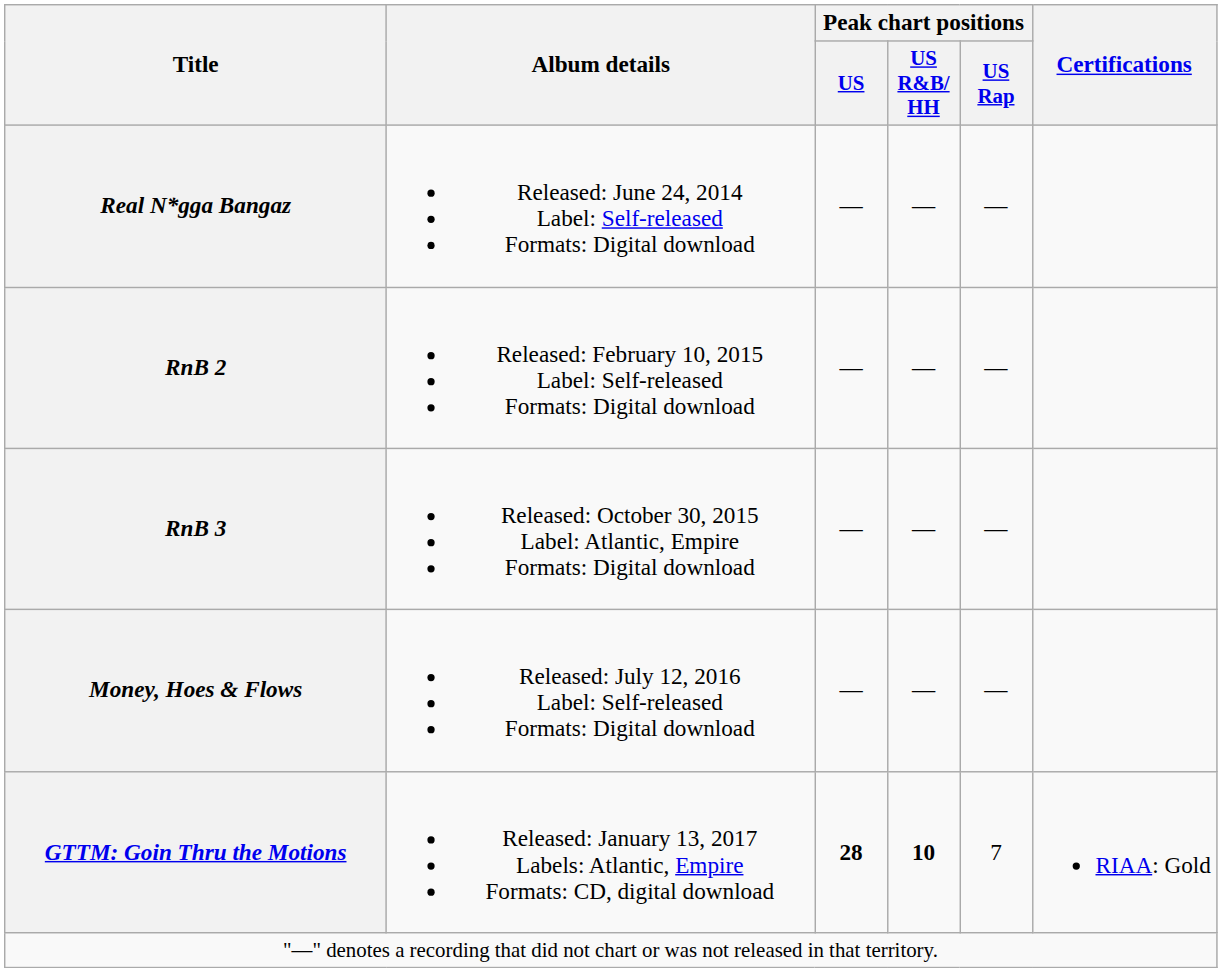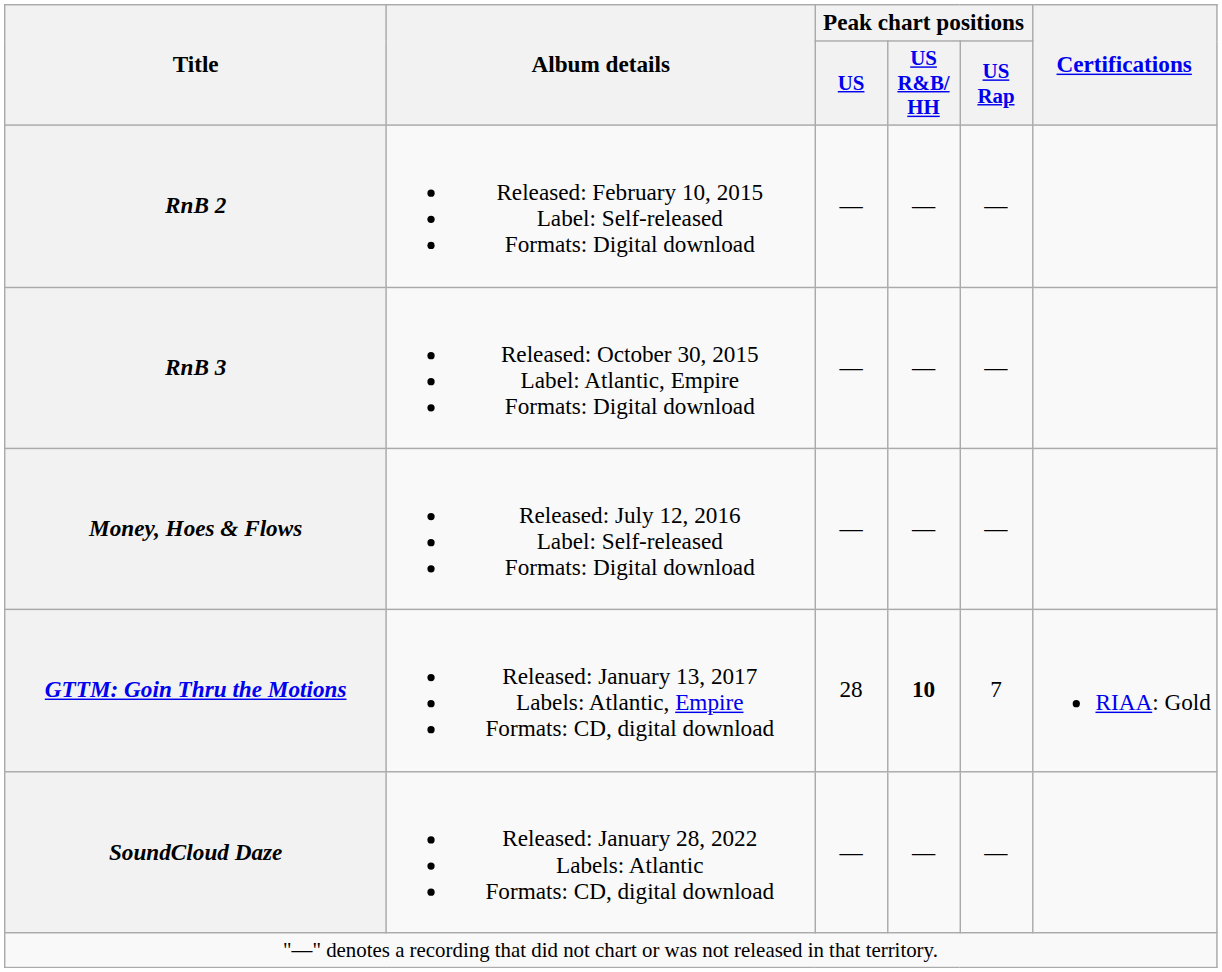- row: (196, 205)
(851, 851) bold -> (851, 690) normal
+ row: (196, 851)
